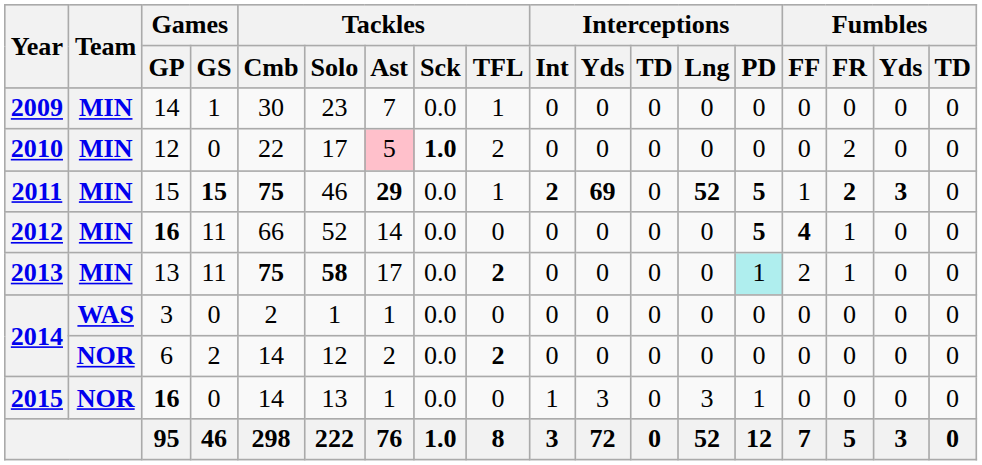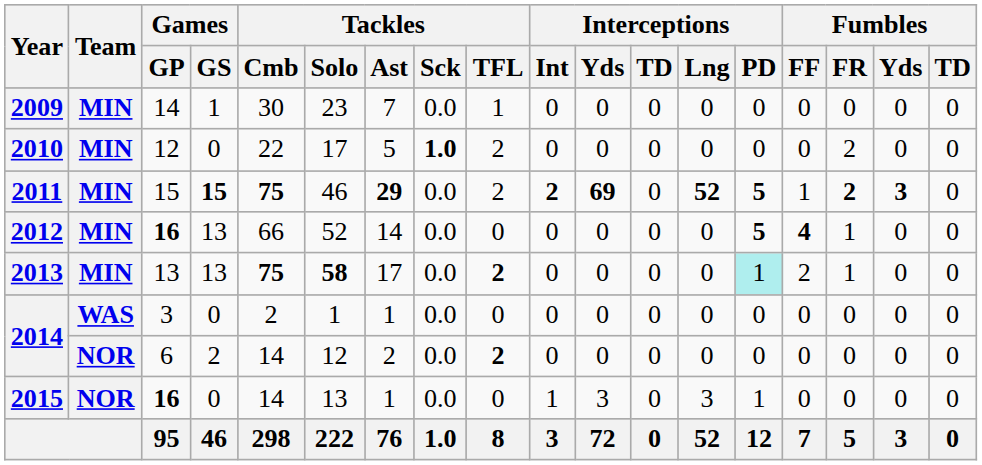(389, 149) pink background -> (389, 149) no background
(498, 190) 1 -> (498, 190) 2
(214, 231) 11 -> (214, 231) 13
(214, 273) 11 -> (214, 273) 13
